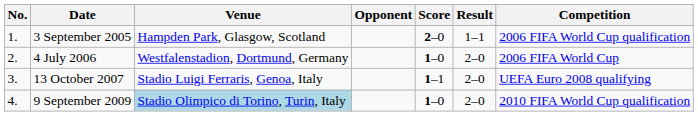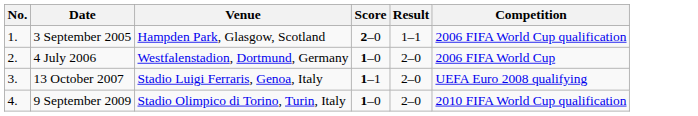- column: (383, 15)
(242, 100) lightblue background -> (242, 100) no background
